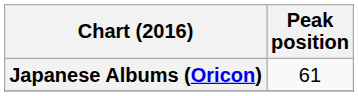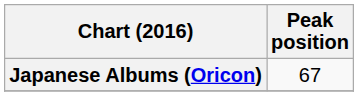(310, 74) 61 -> (310, 74) 67
